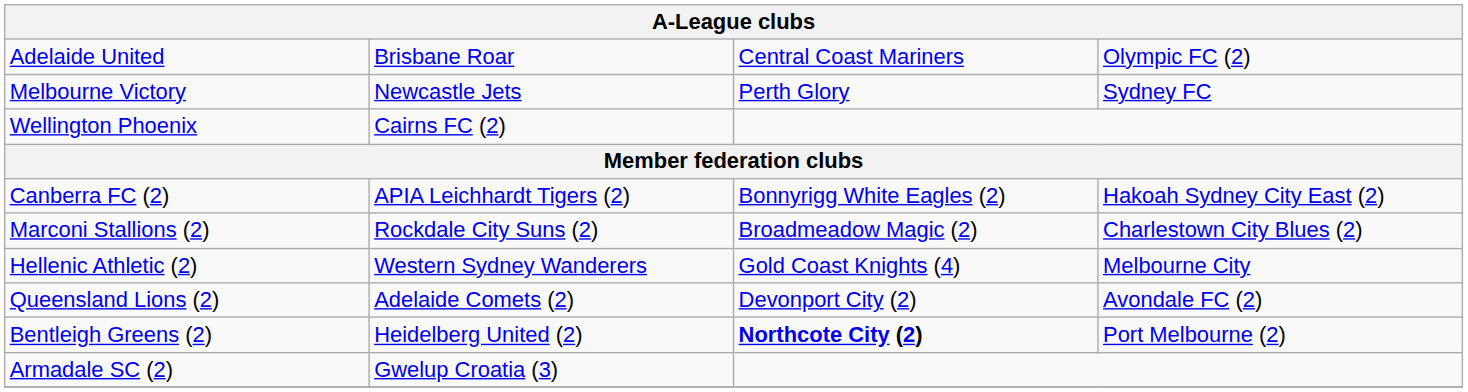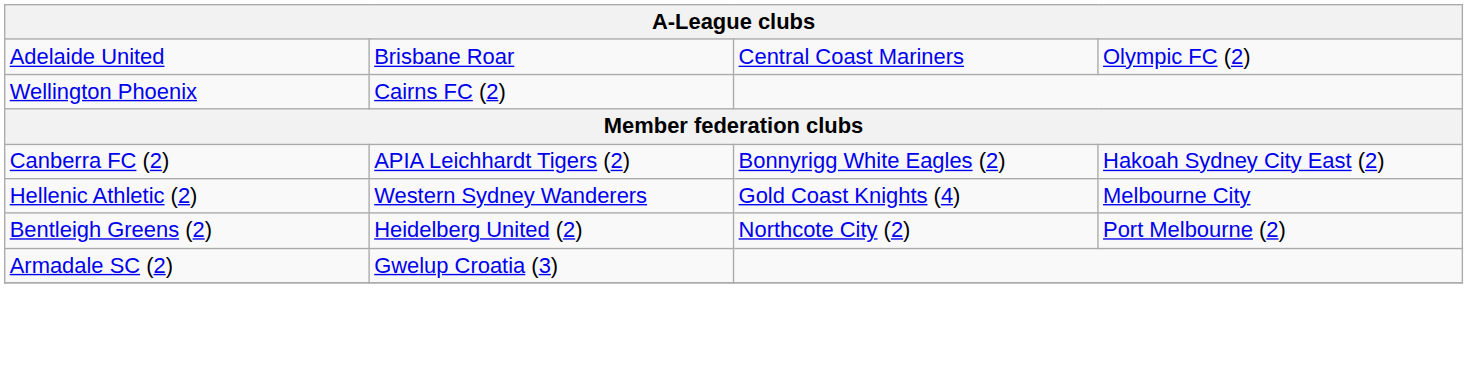- row: (98, 91)
- row: (110, 230)
- row: (115, 299)
(831, 334) bold -> (825, 230) normal
